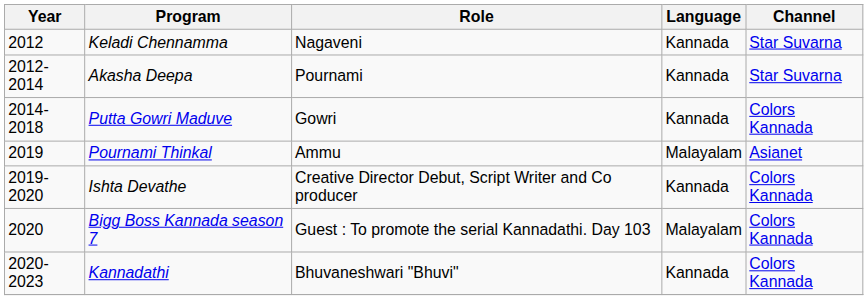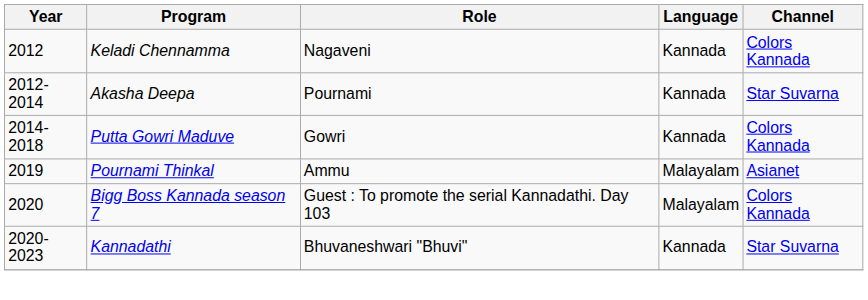(795, 42) Star Suvarna -> (778, 51) Colors Kannada
- row: (137, 187)
(781, 273) Colors Kannada -> (793, 247) Star Suvarna
